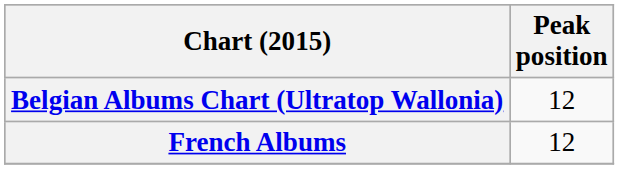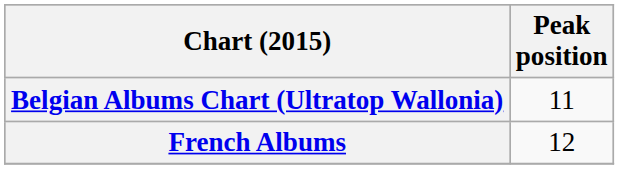(562, 99) 12 -> (562, 99) 11
